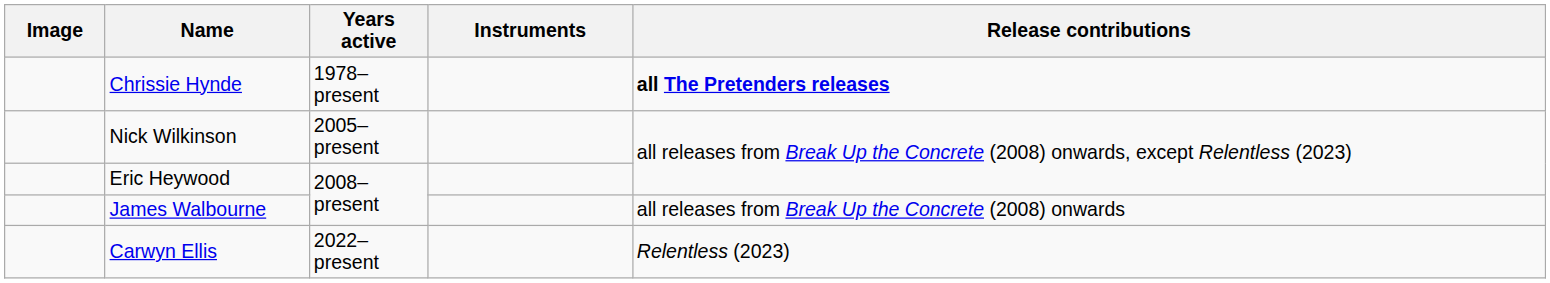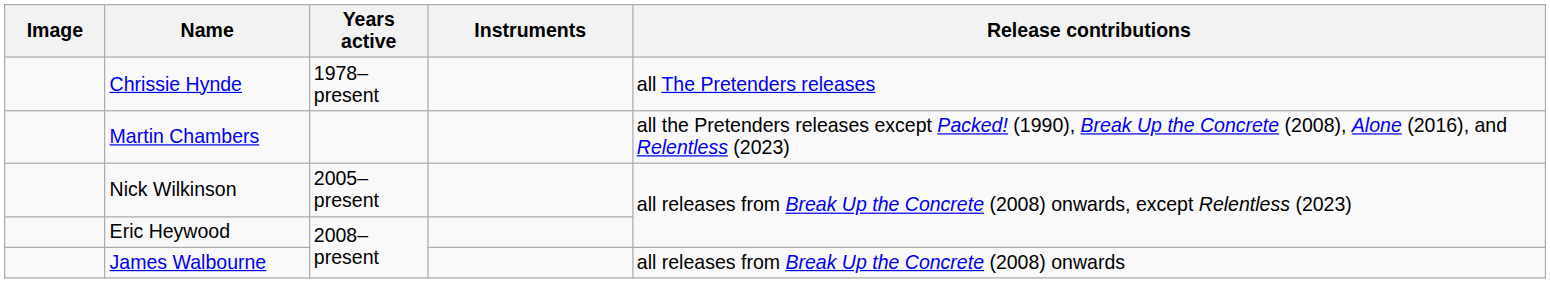(763, 83) bold -> (756, 83) normal
+ row: (184, 136)
- row: (163, 251)
